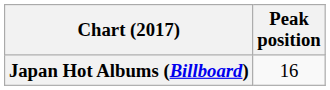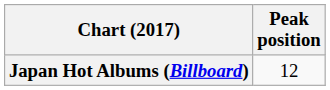(289, 70) 16 -> (289, 70) 12
